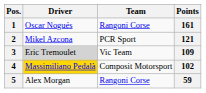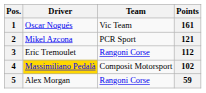(125, 24) Rangoni Corse -> (116, 24) Vic Team
(50, 52) lightgrey background -> (50, 52) no background
(116, 52) Vic Team -> (125, 52) Rangoni Corse
(188, 52) 109 -> (188, 52) 112
